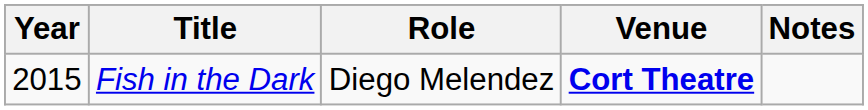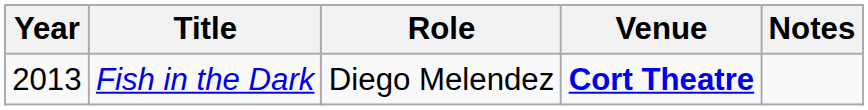(47, 78) 2015 -> (47, 78) 2013
